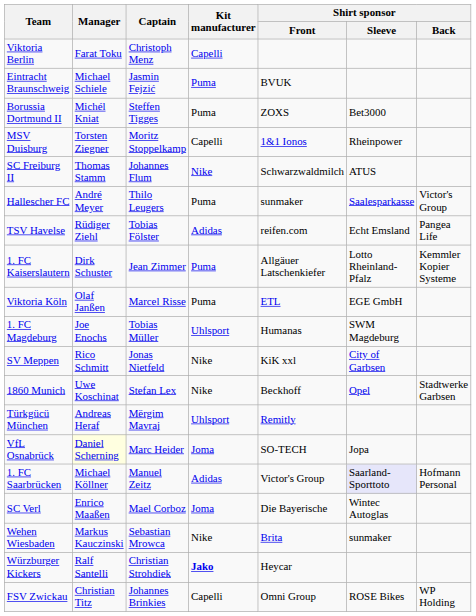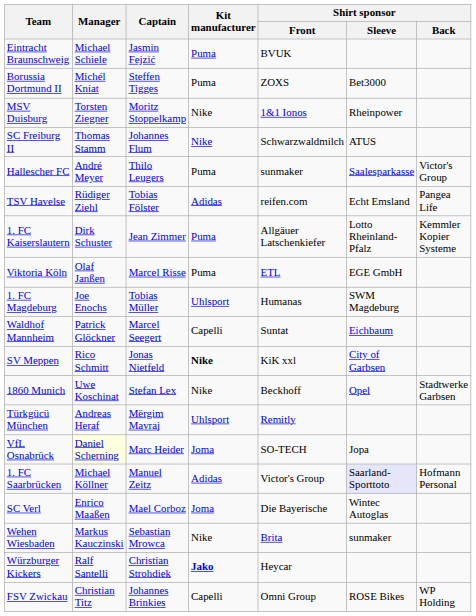- row: (25, 53)
(207, 142) Capelli -> (202, 112) Nike
+ row: (30, 331)
(202, 360) normal -> (202, 360) bold
